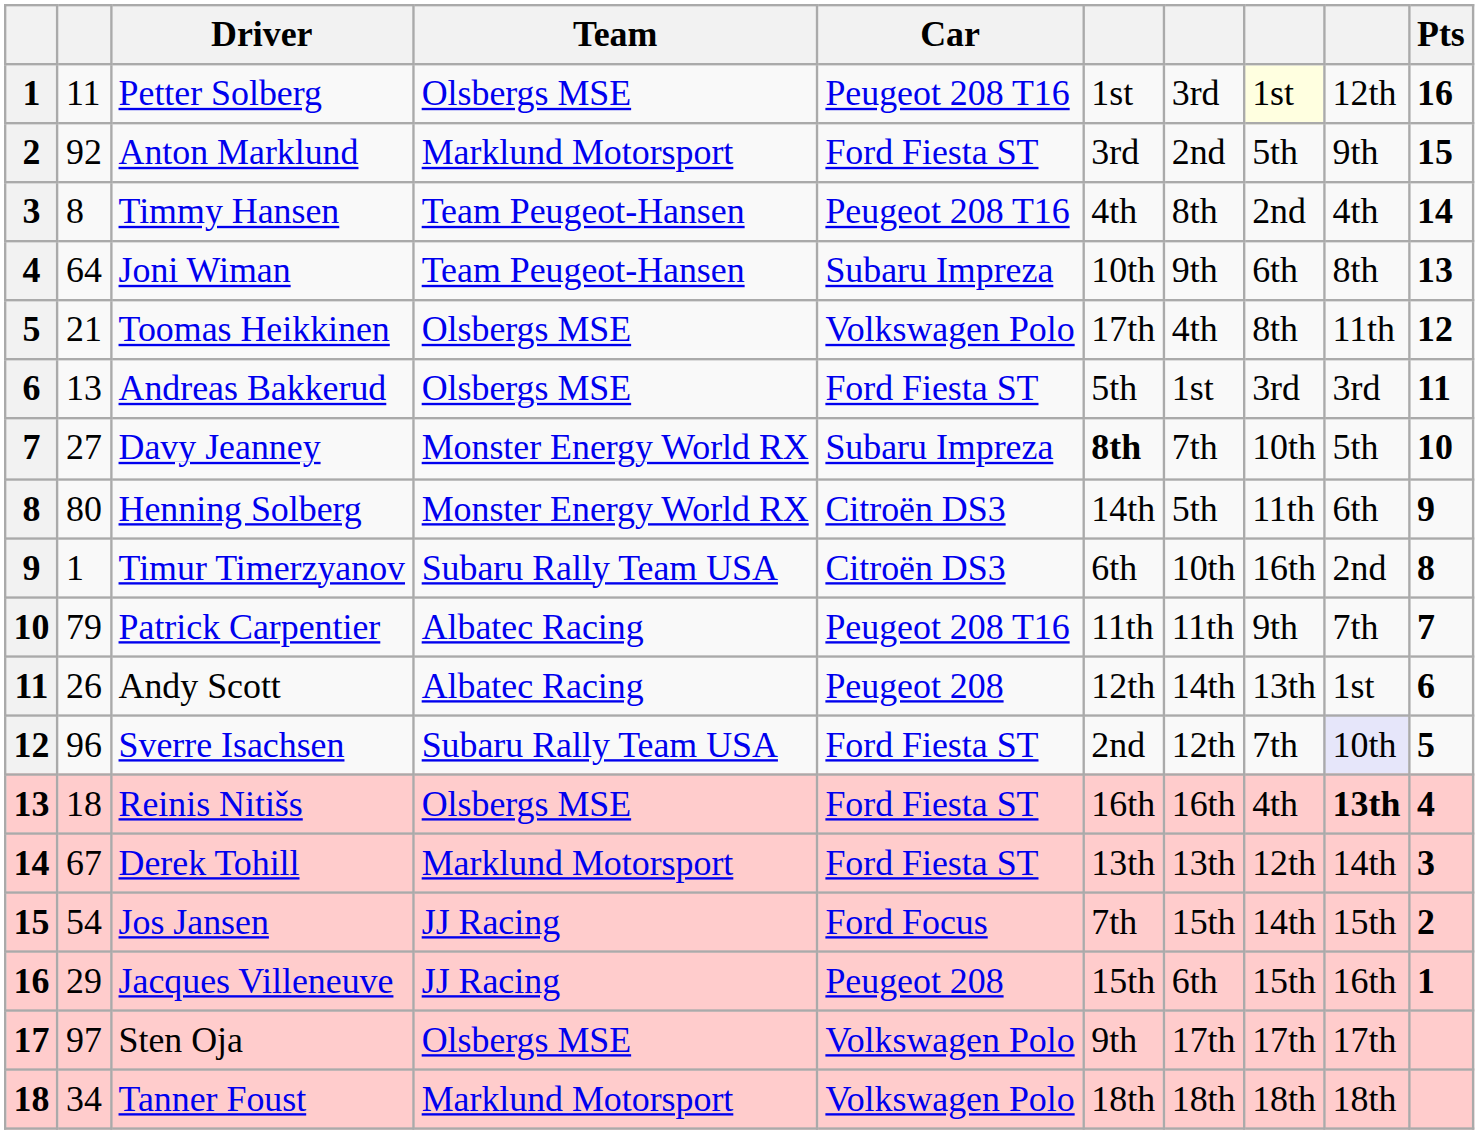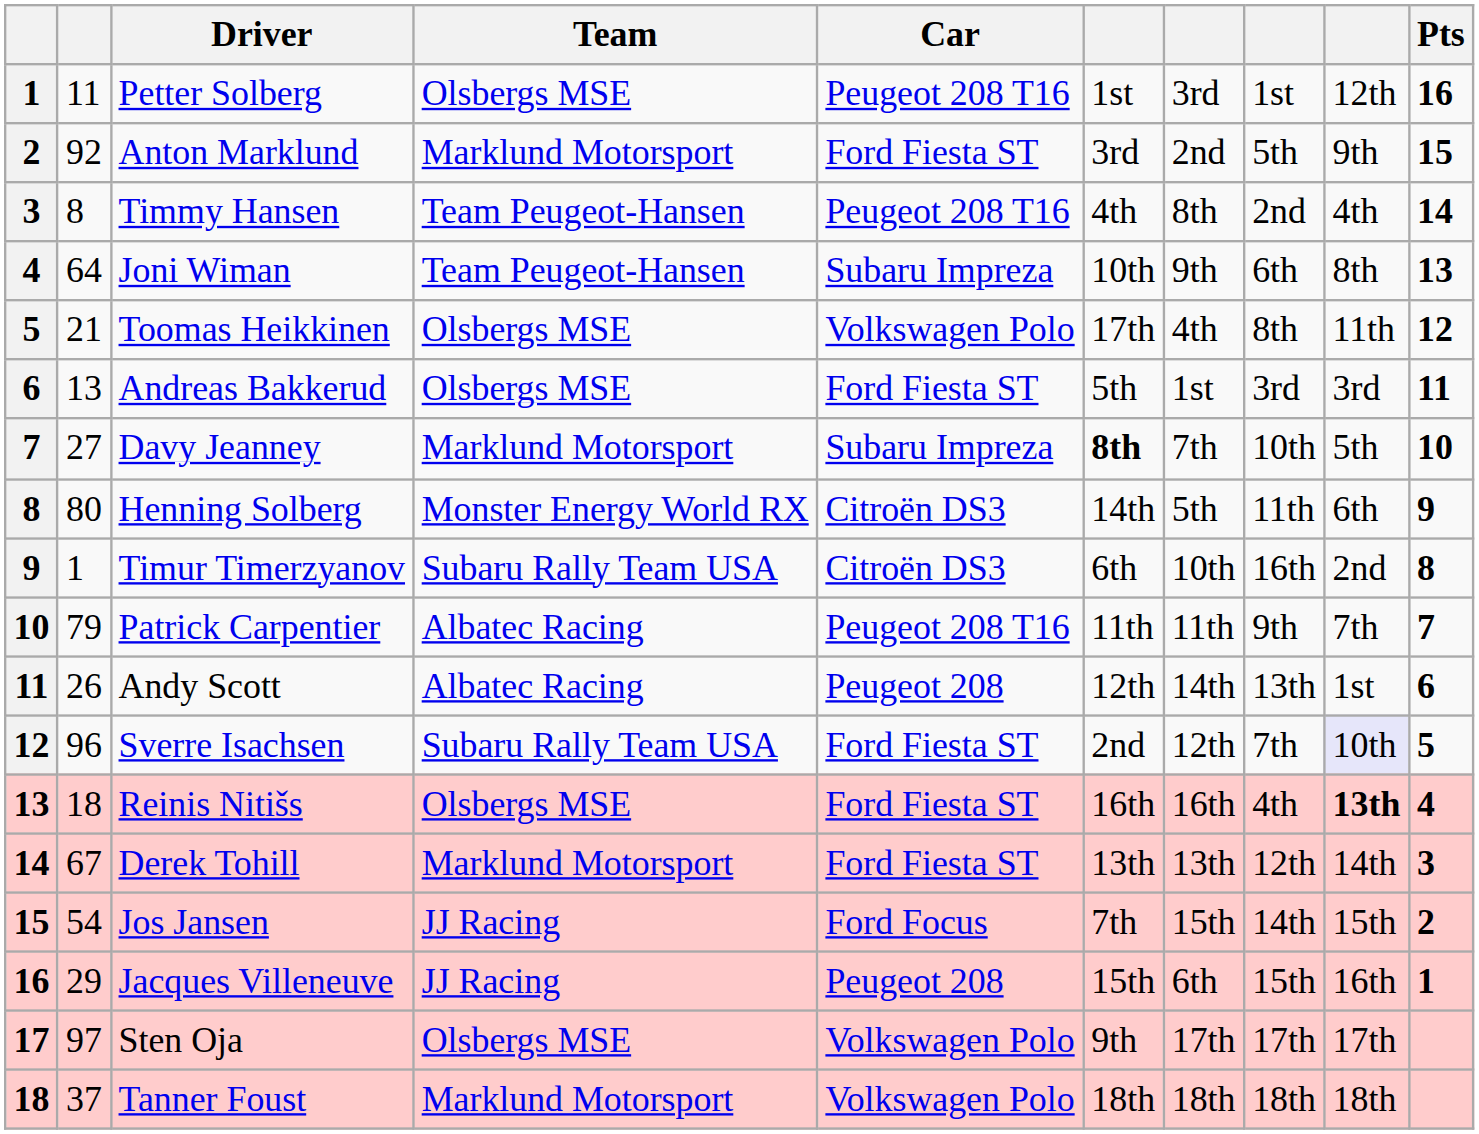(1273, 93) lightyellow background -> (1273, 93) no background
(615, 448) Monster Energy World RX -> (577, 448) Marklund Motorsport
(84, 1098) 34 -> (84, 1098) 37
